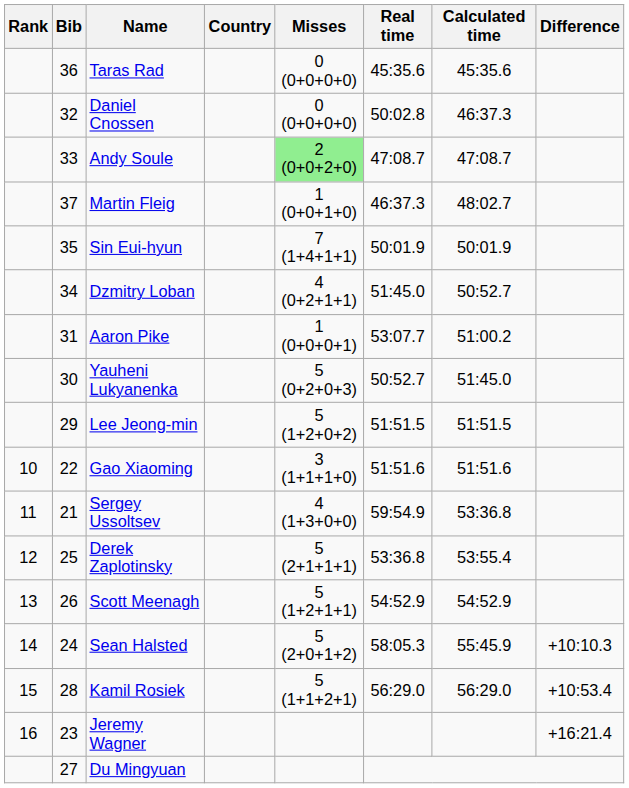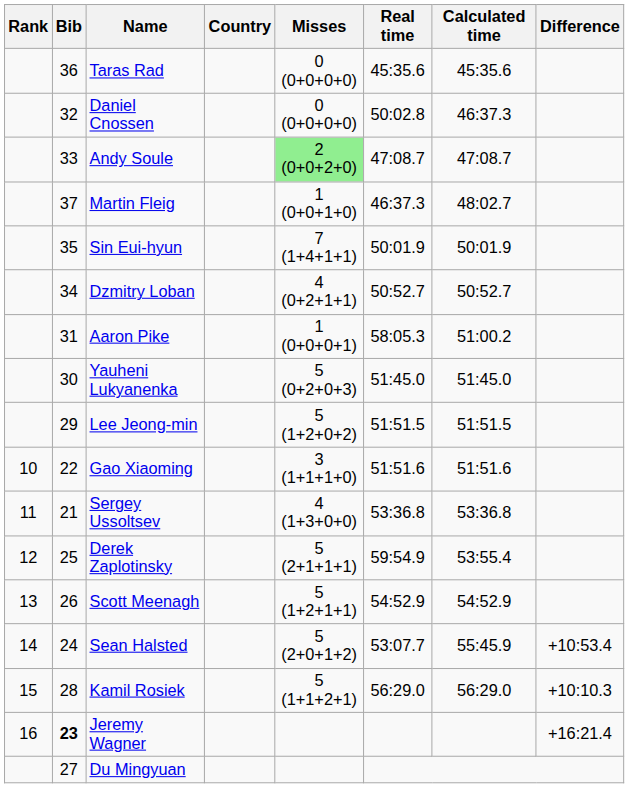(398, 292) 51:45.0 -> (398, 292) 50:52.7
(398, 336) 53:07.7 -> (398, 336) 58:05.3
(398, 380) 50:52.7 -> (398, 380) 51:45.0
(398, 513) 59:54.9 -> (398, 513) 53:36.8
(398, 557) 53:36.8 -> (398, 557) 59:54.9
(398, 646) 58:05.3 -> (398, 646) 53:07.7
(580, 646) +10:10.3 -> (580, 646) +10:53.4
(580, 690) +10:53.4 -> (580, 690) +10:10.3
(69, 734) normal -> (69, 734) bold
